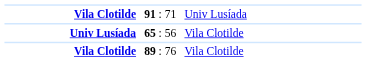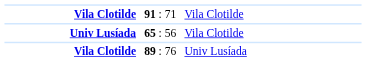(216, 14) Univ Lusíada -> (214, 14) Vila Clotilde
(214, 51) Vila Clotilde -> (216, 51) Univ Lusíada
